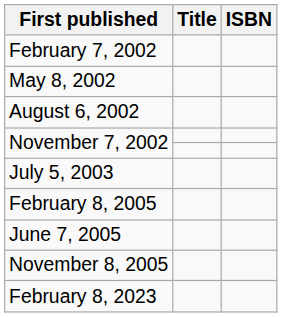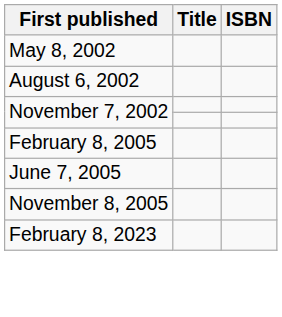- row: (83, 50)
- row: (61, 173)
